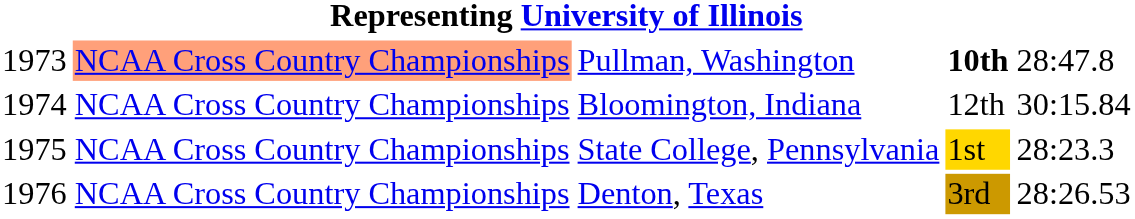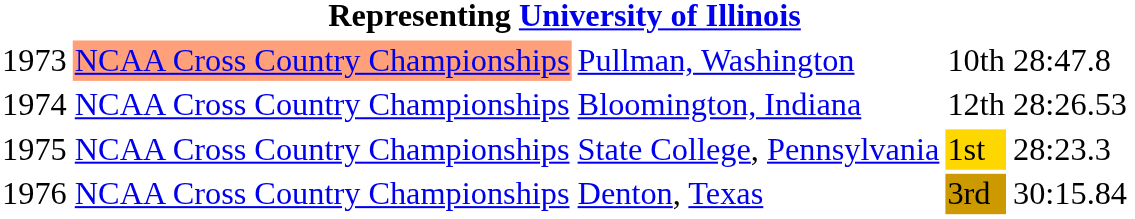(978, 60) bold -> (976, 60) normal
(1074, 104) 30:15.84 -> (1070, 104) 28:26.53
(1074, 193) 28:26.53 -> (1070, 193) 30:15.84
